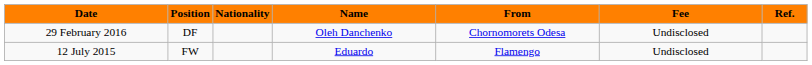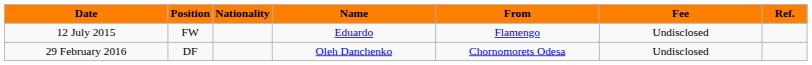rows swapped: (86, 51) <-> (86, 33)
